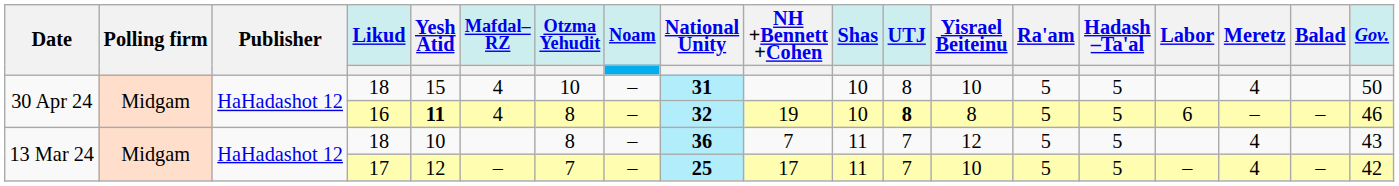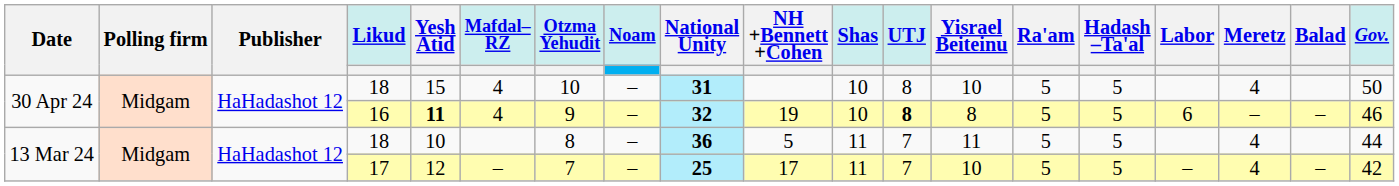(570, 115) 8 -> (570, 115) 9
(788, 141) 7 -> (788, 141) 5
(971, 141) 12 -> (971, 141) 11
(1372, 141) 43 -> (1372, 141) 44
